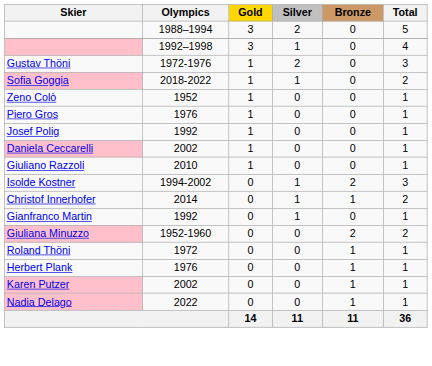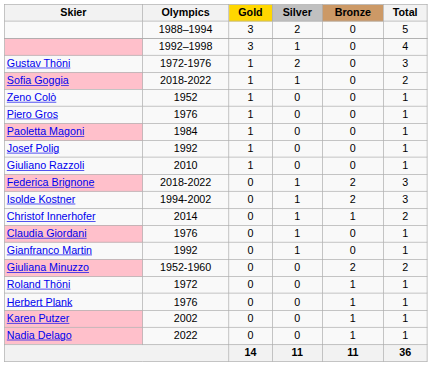+ row: (46, 132)
- row: (50, 149)
+ row: (51, 183)
+ row: (47, 234)
